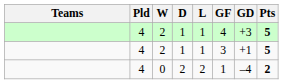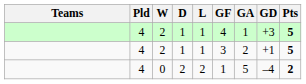+ column: (245, 13)
